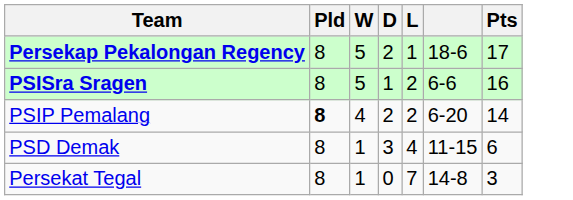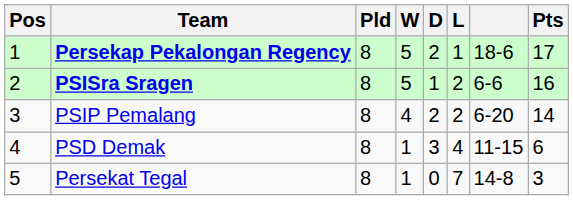+ column: (28, 20)
(320, 115) bold -> (366, 115) normal
